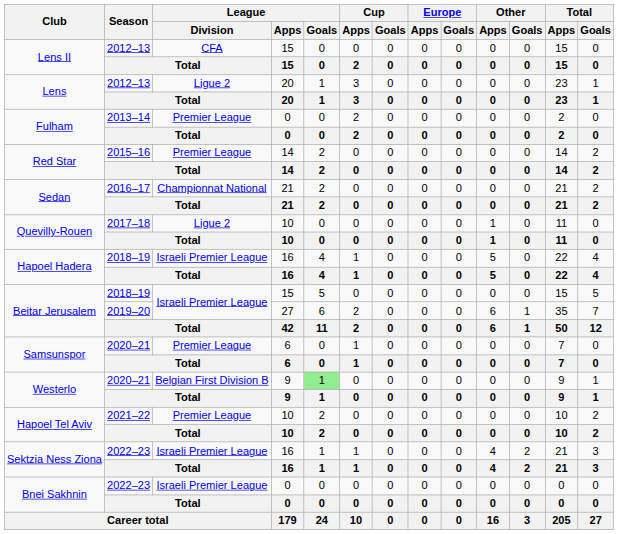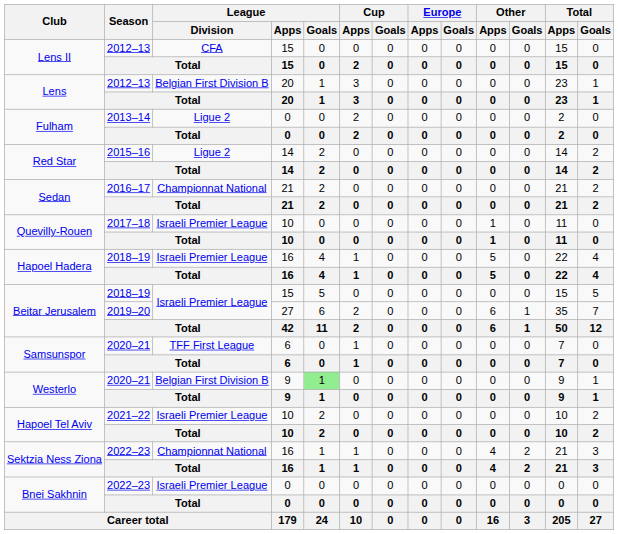(212, 83) Ligue 2 -> (212, 83) Belgian First Division B
(212, 118) Premier League -> (212, 118) Ligue 2
(212, 153) Premier League -> (212, 153) Ligue 2
(212, 223) Ligue 2 -> (212, 223) Israeli Premier League
(212, 345) Premier League -> (212, 345) TFF First League
(212, 415) Premier League -> (212, 415) Israeli Premier League
(212, 450) Israeli Premier League -> (212, 450) Championnat National
